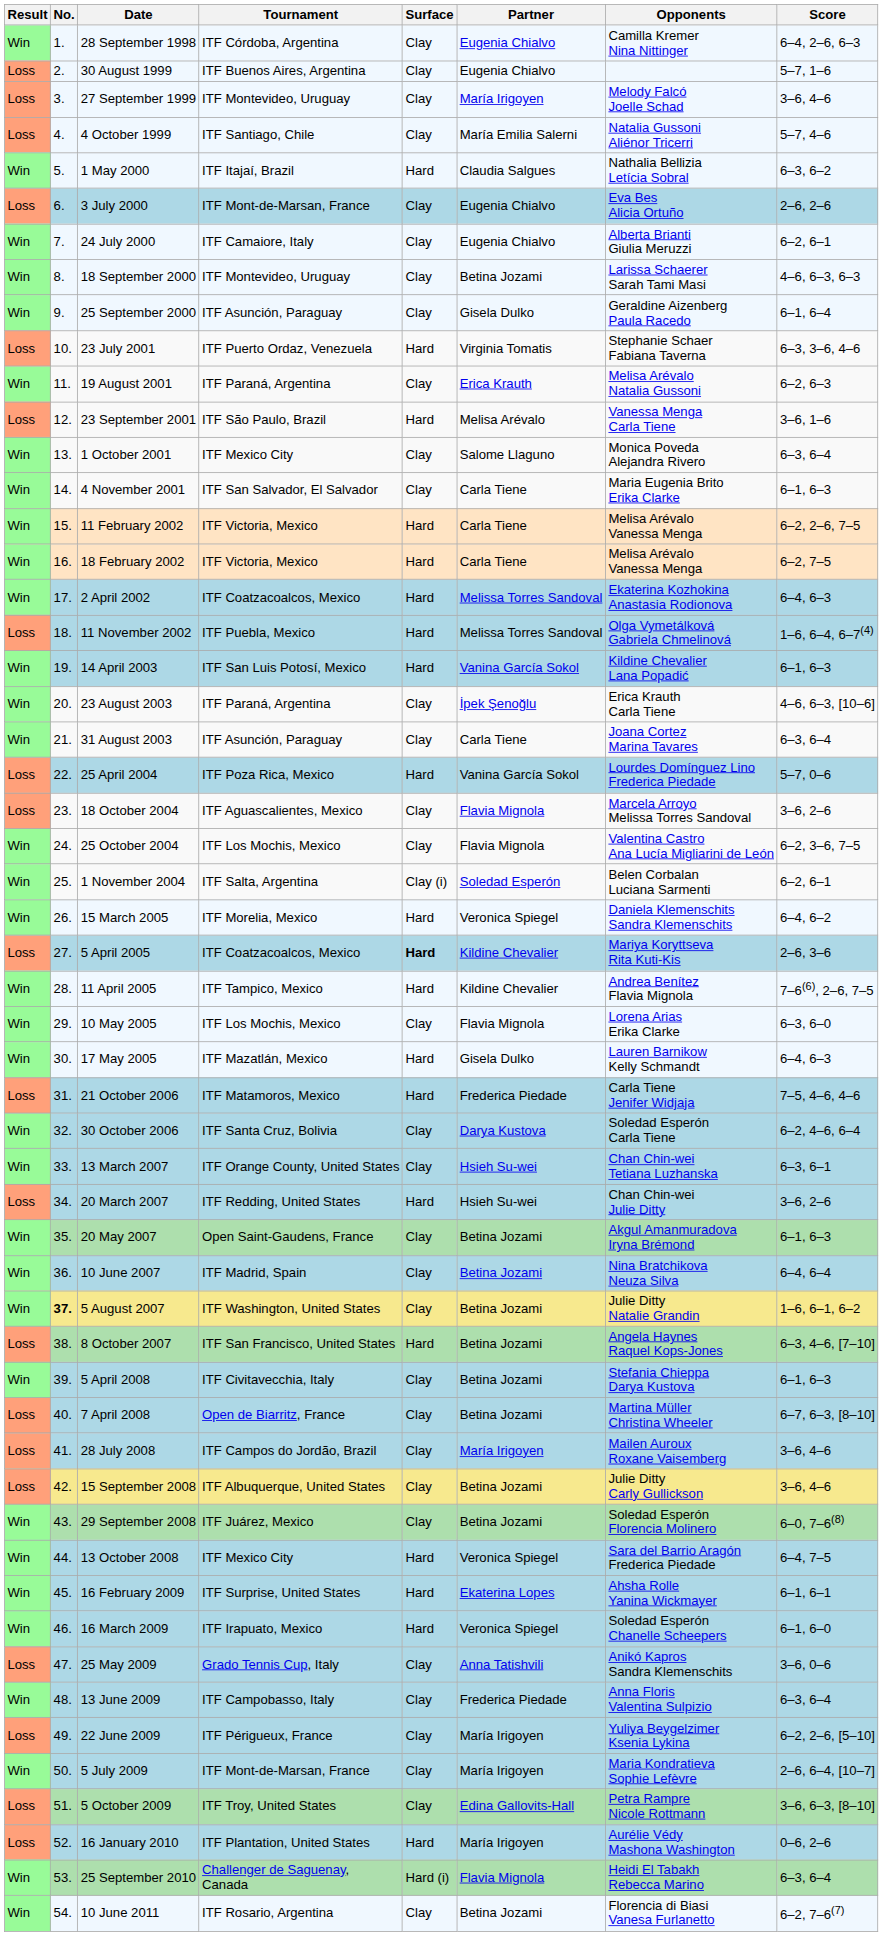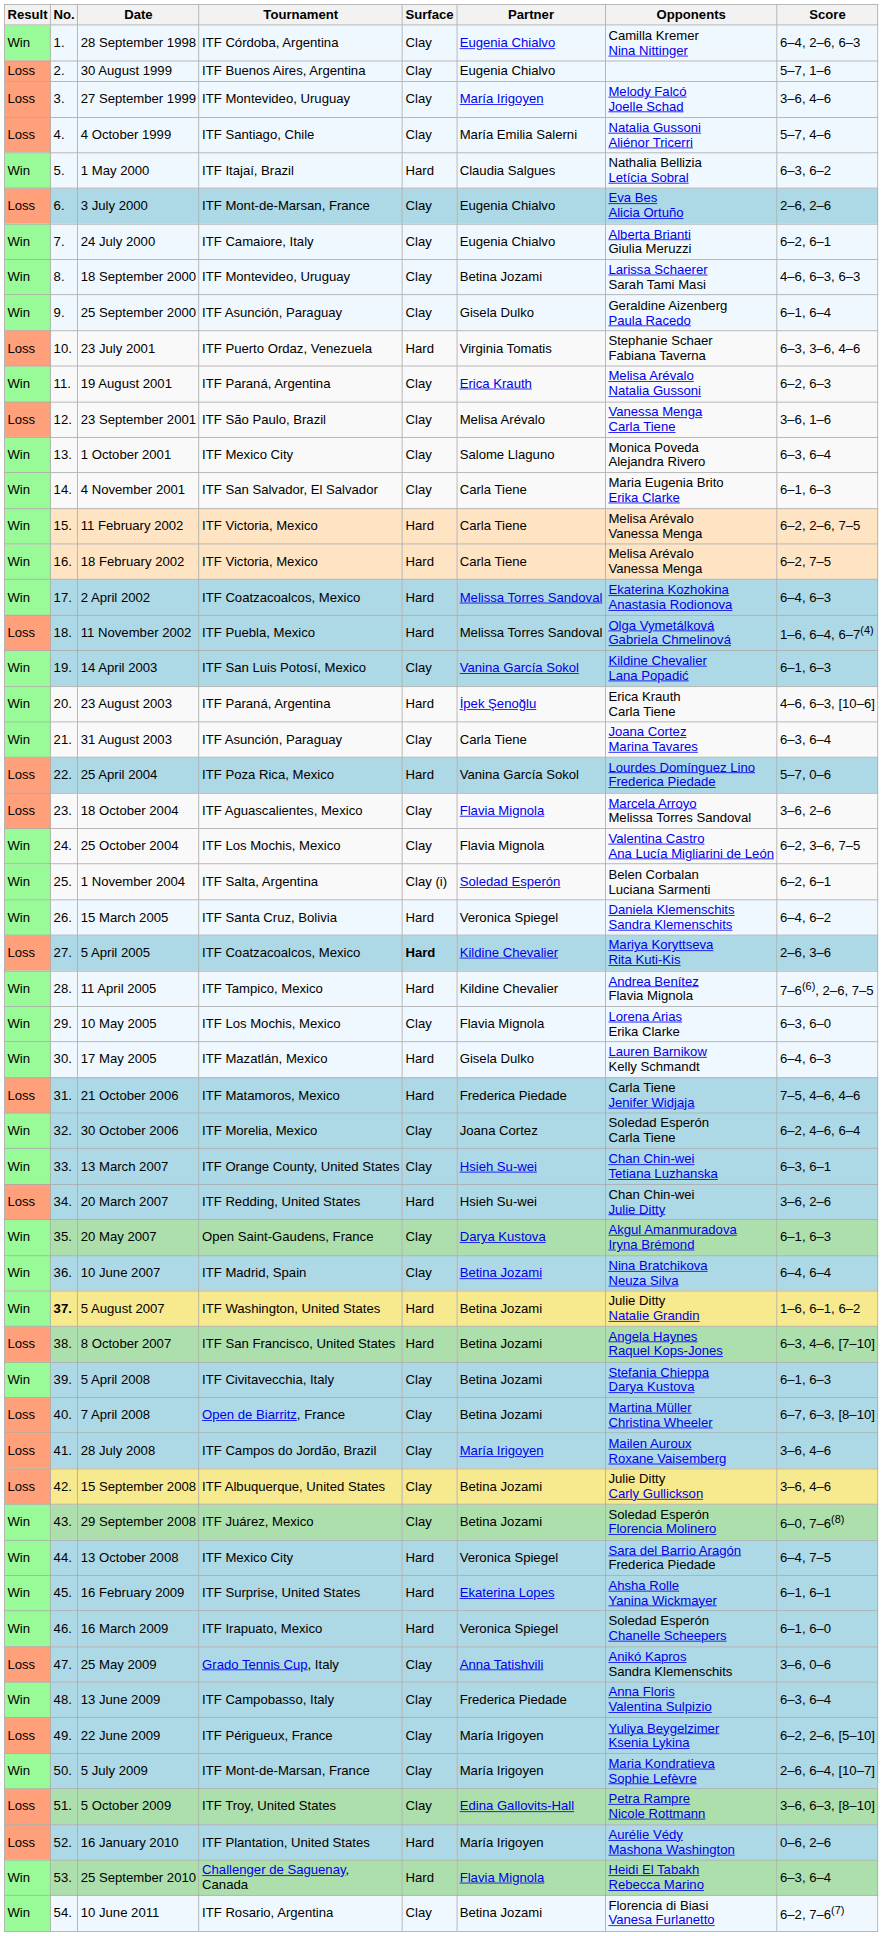(420, 419) Hard -> (419, 419) Clay
(420, 668) Hard -> (419, 668) Clay
(419, 704) Clay -> (420, 704) Hard
(260, 917) ITF Morelia, Mexico -> (270, 917) ITF Santa Cruz, Bolivia
(270, 1130) ITF Santa Cruz, Bolivia -> (260, 1130) ITF Morelia, Mexico
(503, 1130) Darya Kustova -> (499, 1130) Joana Cortez
(501, 1237) Betina Jozami -> (503, 1237) Darya Kustova
(419, 1308) Clay -> (420, 1308) Hard
(427, 1877) Hard (i) -> (420, 1877) Hard
